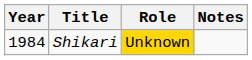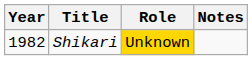(27, 42) 1984 -> (27, 42) 1982
